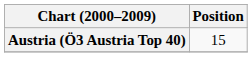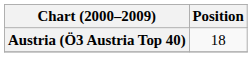(218, 39) 15 -> (218, 39) 18
